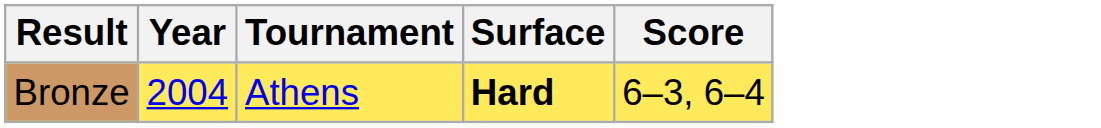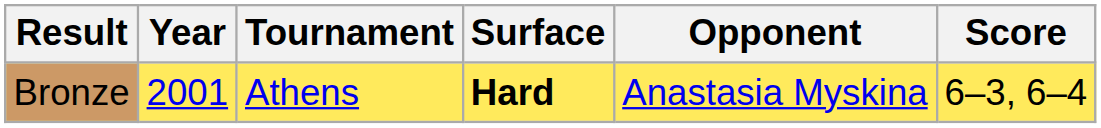+ column: (775, 33)
(187, 91) 2004 -> (187, 91) 2001
